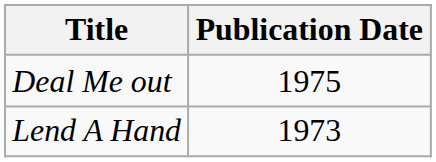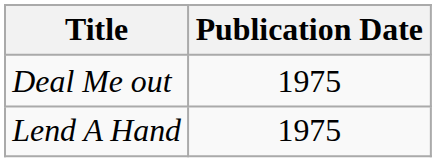(309, 130) 1973 -> (309, 130) 1975
